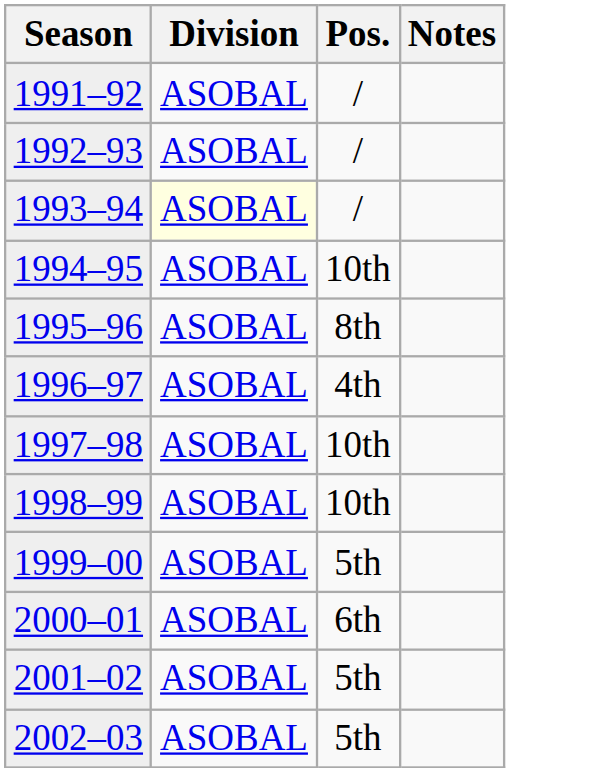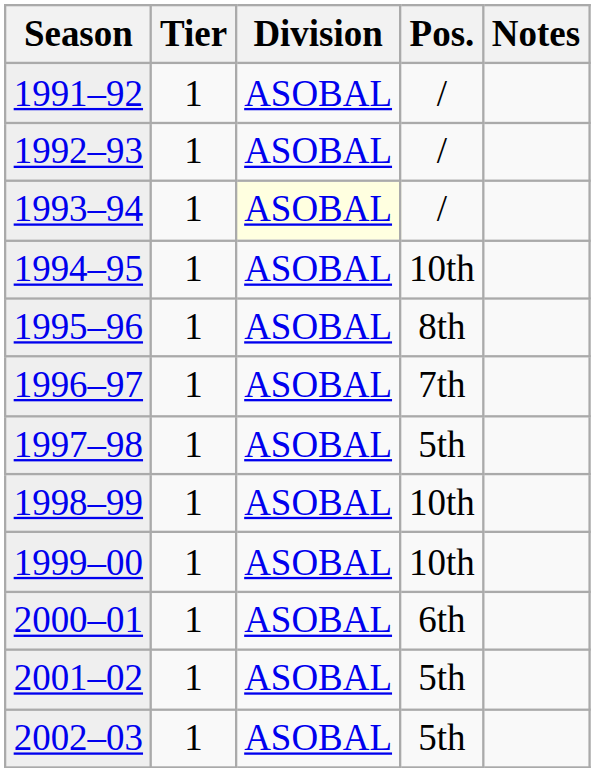+ column: (194, 33)
(358, 385) 4th -> (442, 385) 7th
(358, 444) 10th -> (442, 444) 5th
(358, 561) 5th -> (442, 561) 10th
